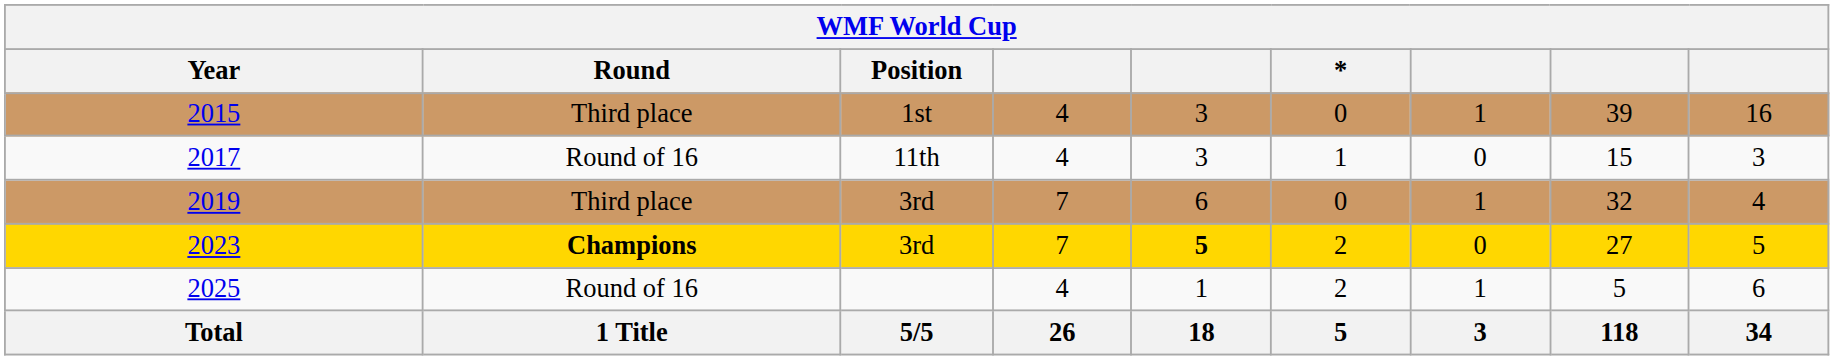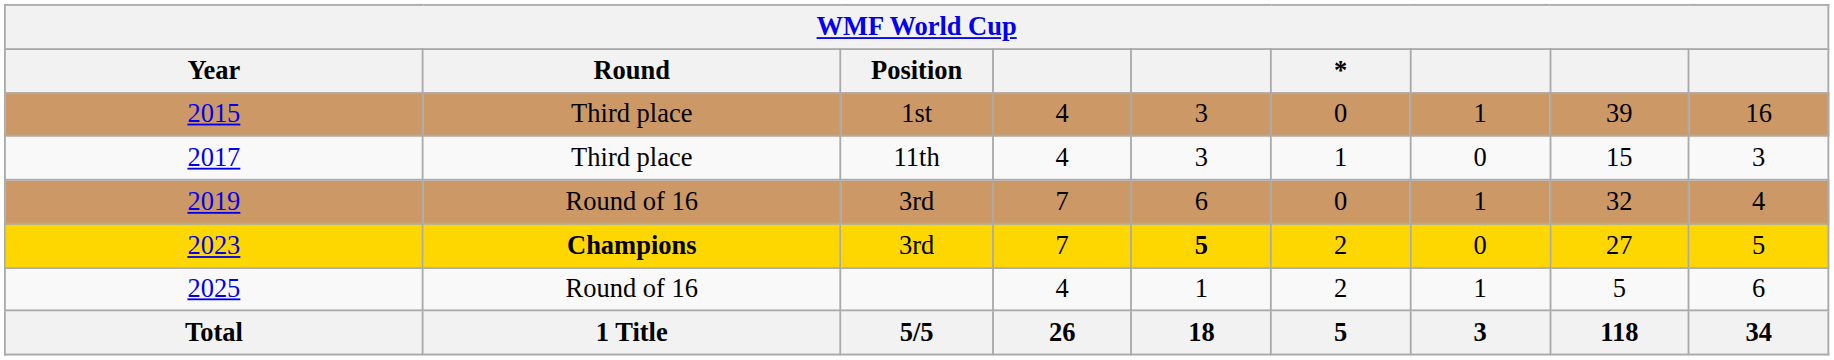(632, 157) Round of 16 -> (632, 157) Third place
(632, 201) Third place -> (632, 201) Round of 16
